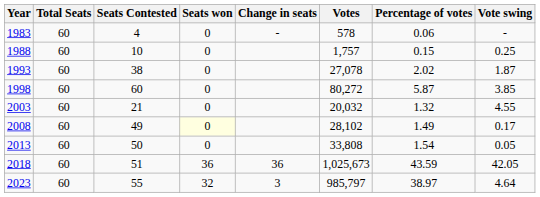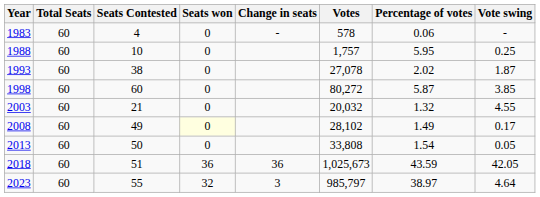(424, 51) 0.15 -> (424, 51) 5.95
